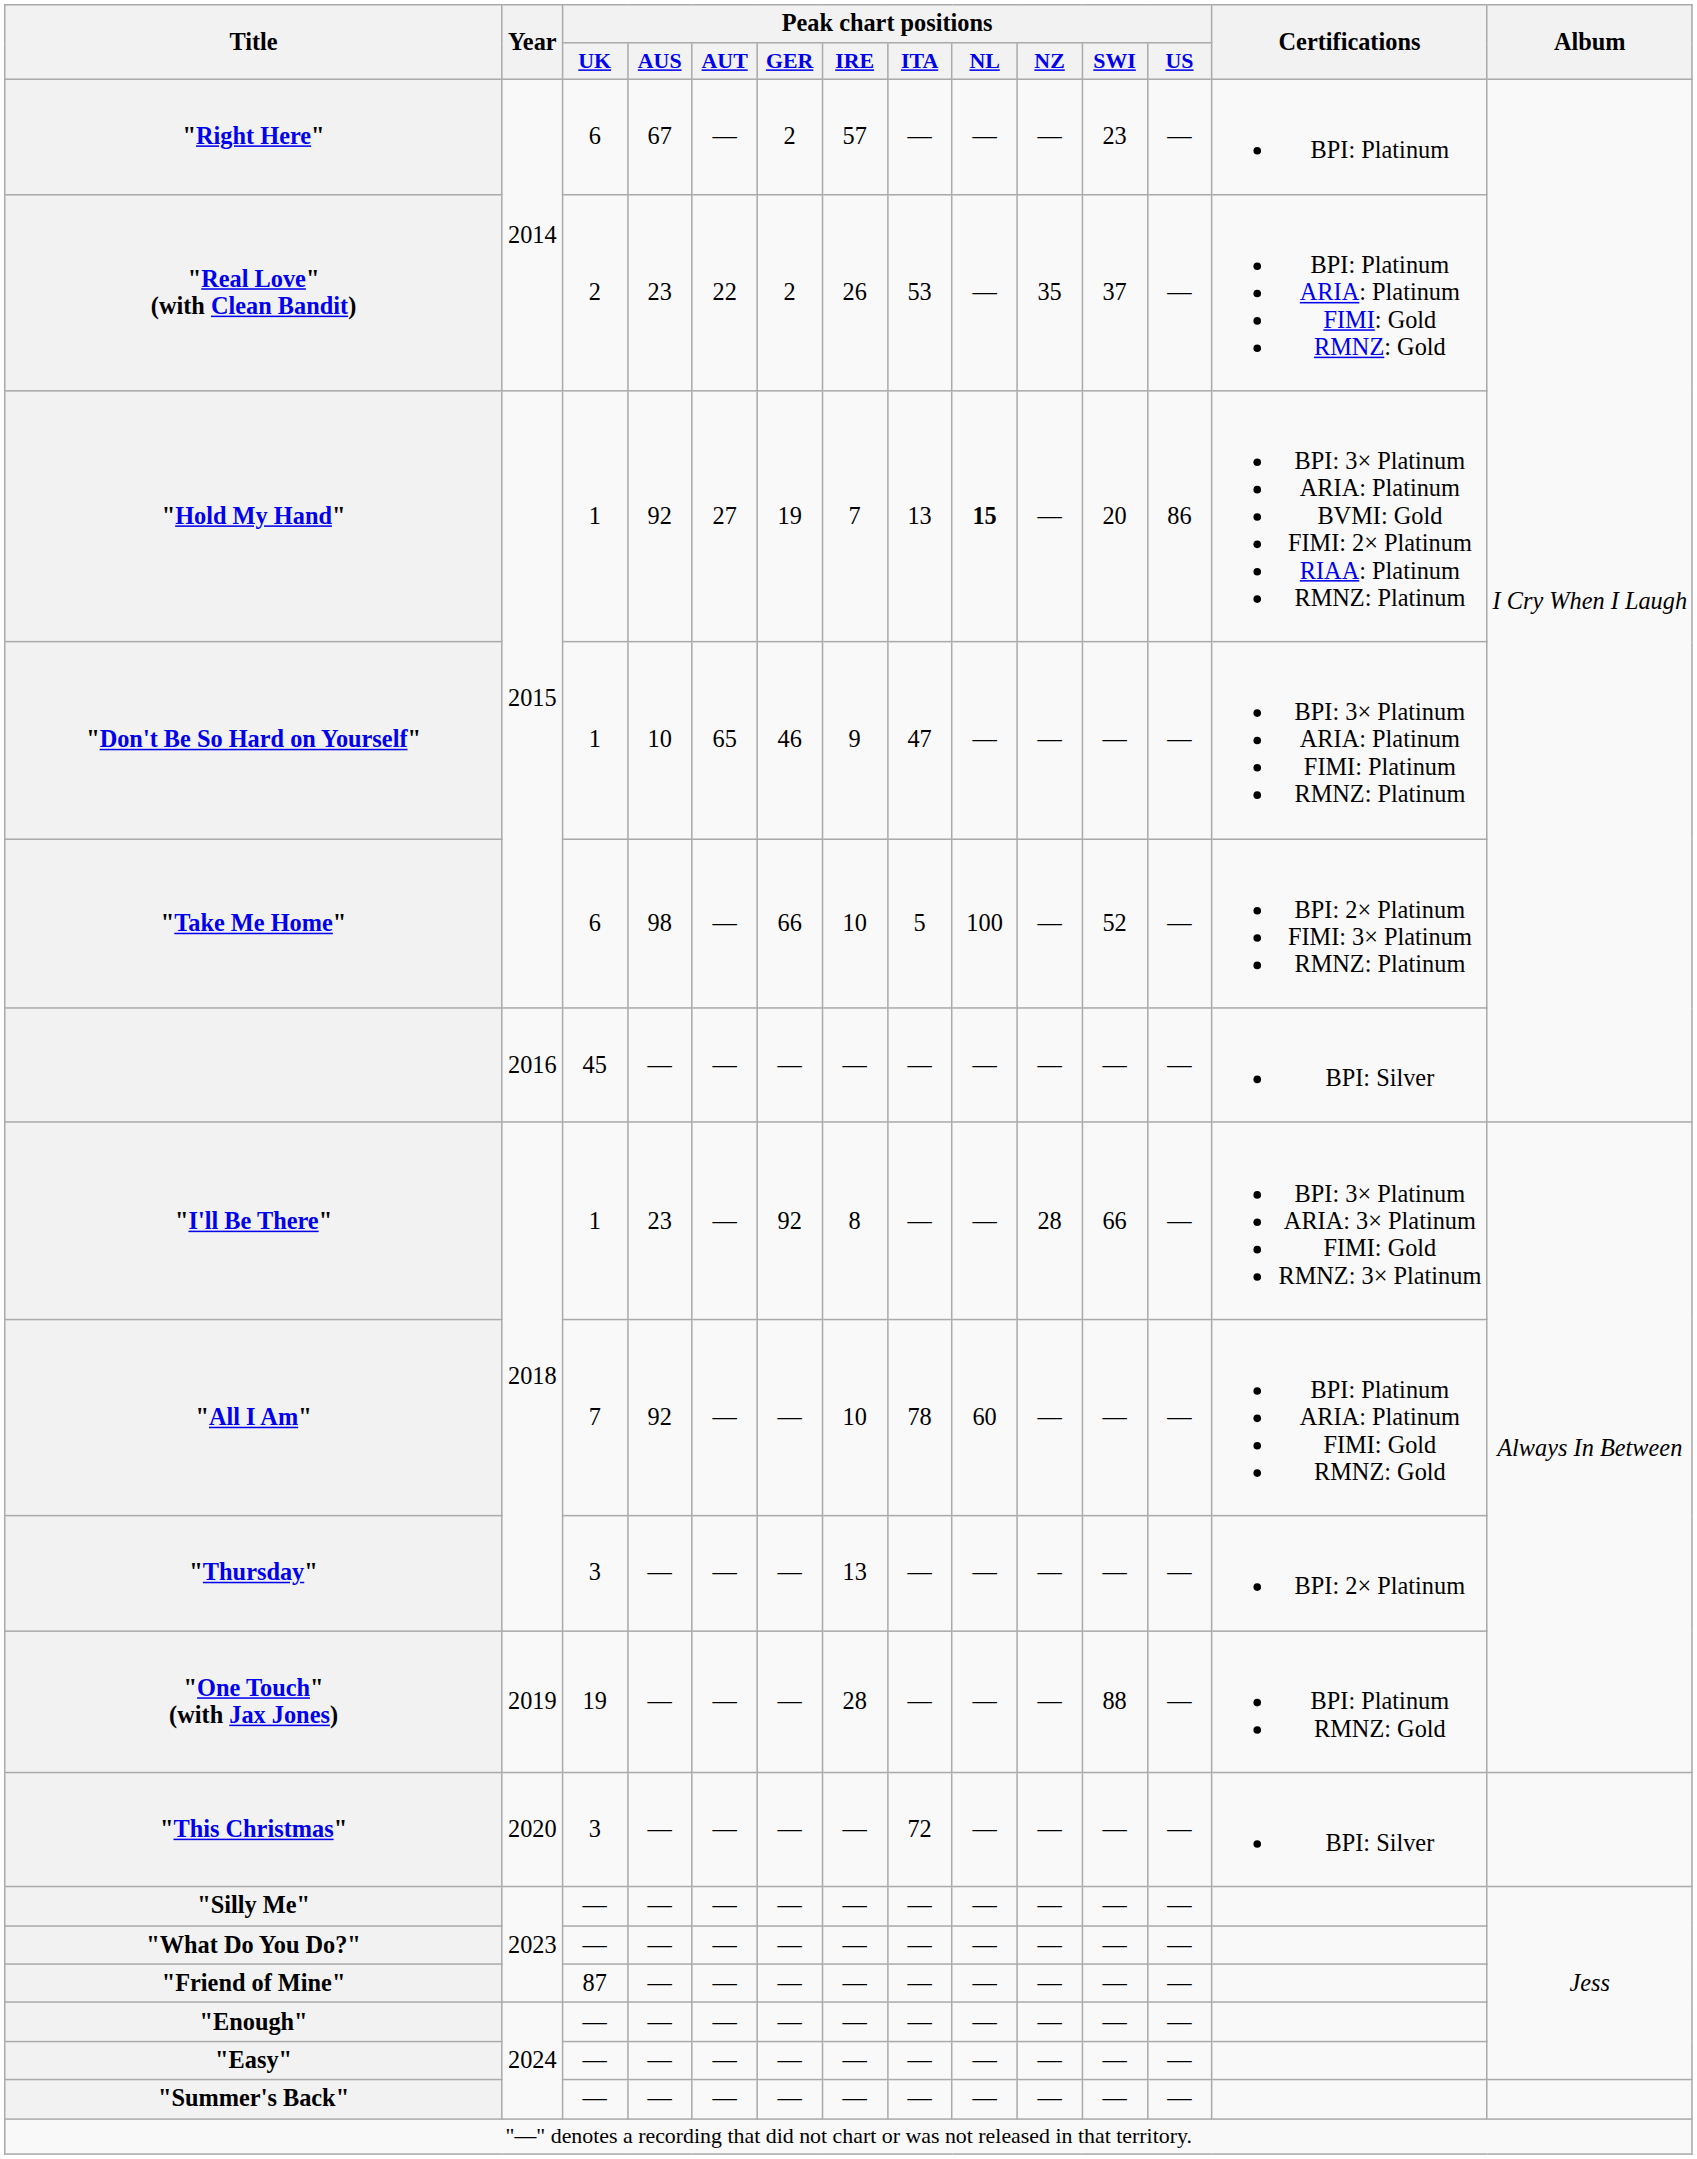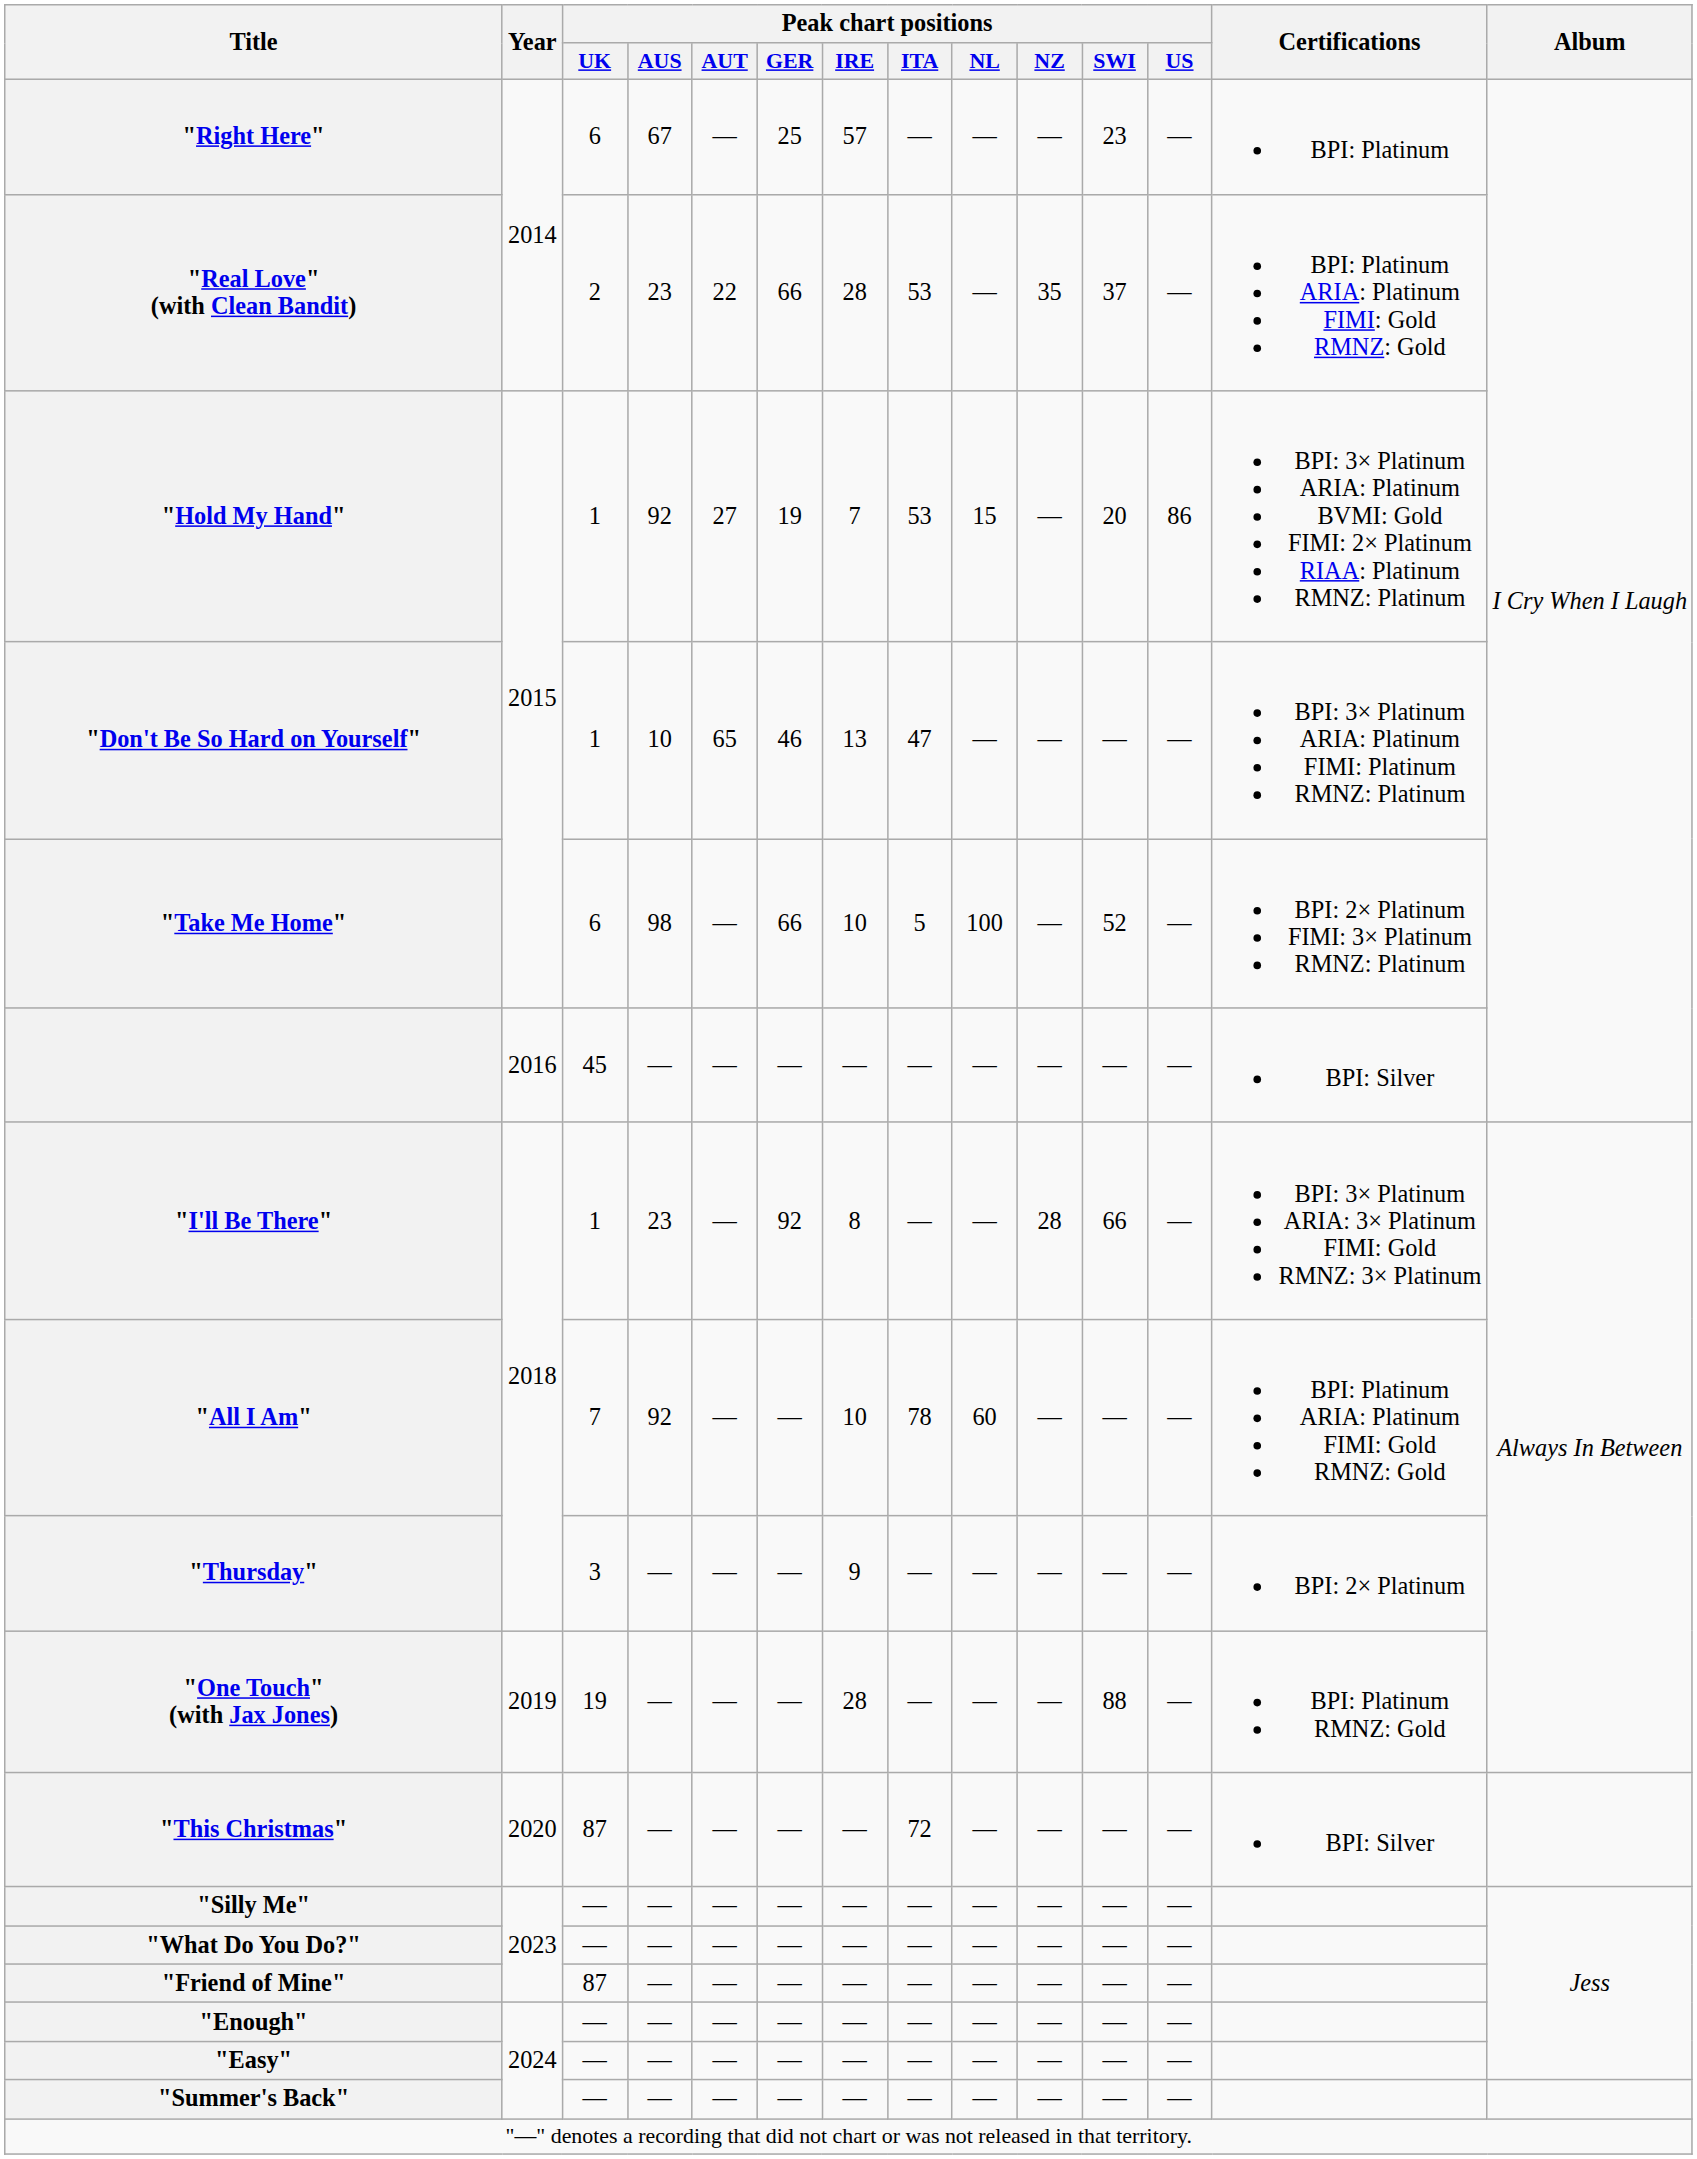(790, 136) 2 -> (790, 136) 25
(790, 292) 2 -> (790, 292) 66
(855, 292) 26 -> (855, 292) 28
(920, 516) 13 -> (920, 516) 53
(985, 516) bold -> (985, 516) normal
(855, 740) 9 -> (855, 740) 13
(855, 1572) 13 -> (855, 1572) 9
(595, 1829) 3 -> (595, 1829) 87
